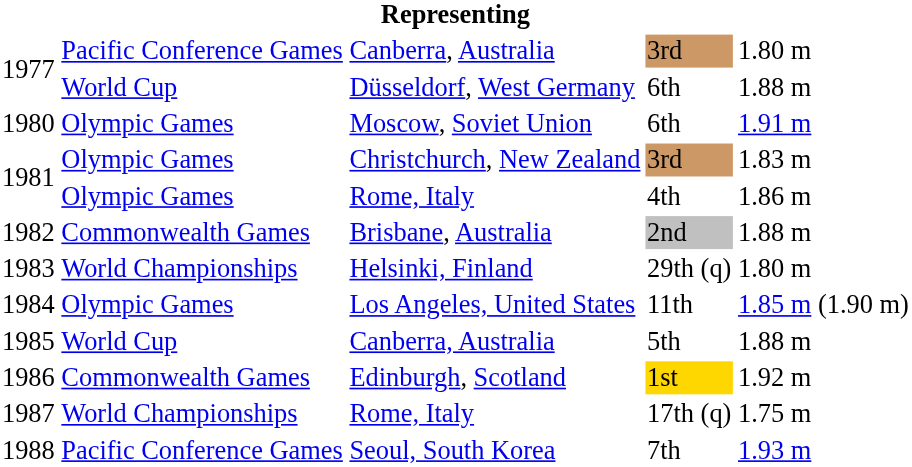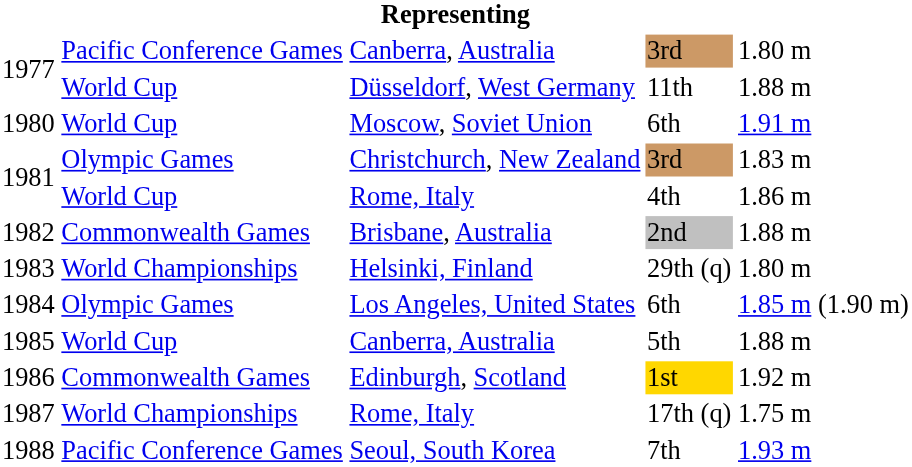(664, 87) 6th -> (670, 87) 11th
(147, 123) Olympic Games -> (119, 123) World Cup
(147, 195) Olympic Games -> (119, 195) World Cup
(670, 304) 11th -> (664, 304) 6th
